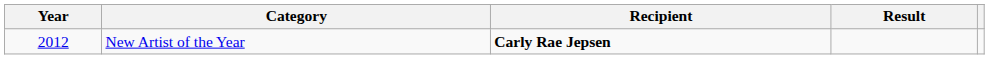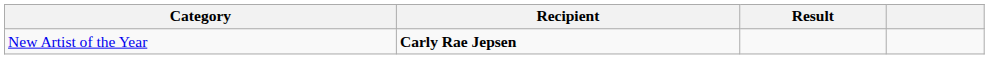- column: (53, 16)
